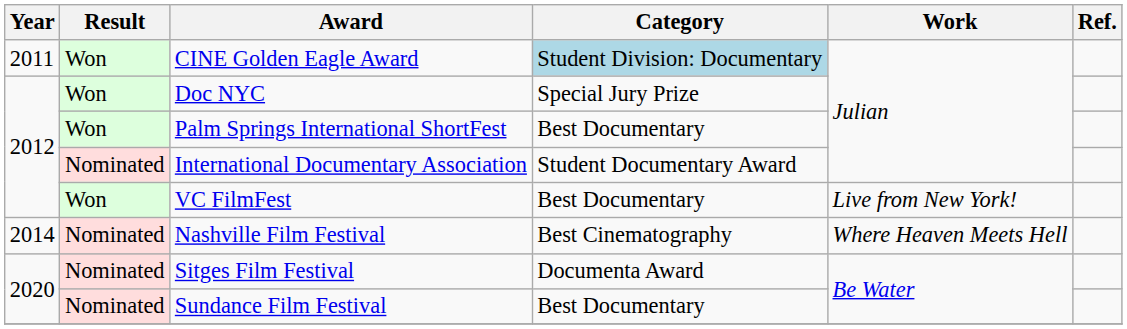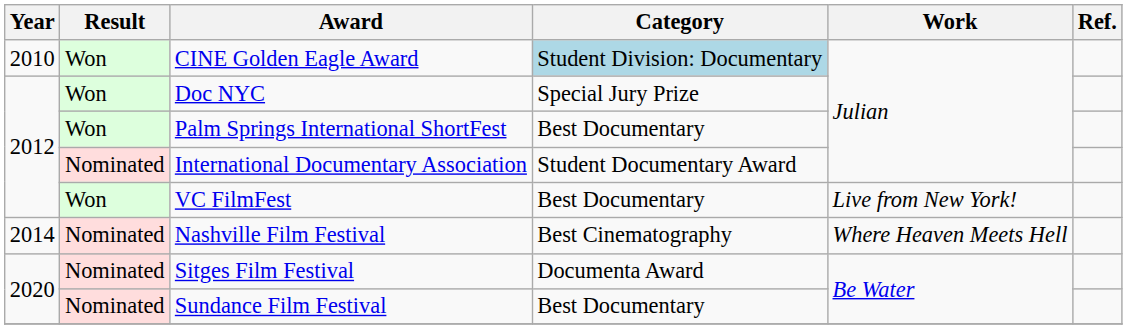(32, 57) 2011 -> (32, 57) 2010
